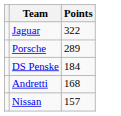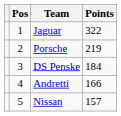+ column: (20, 12)
(72, 48) 289 -> (93, 48) 219
(72, 83) 168 -> (93, 83) 166
